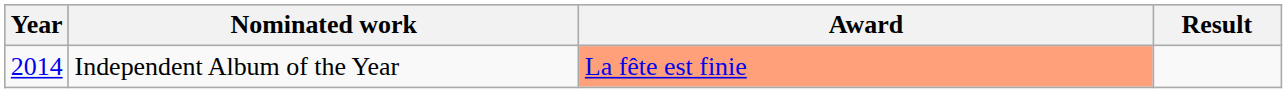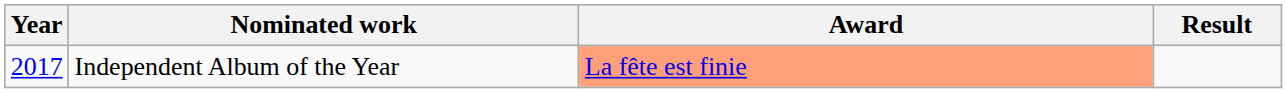(37, 66) 2014 -> (37, 66) 2017
